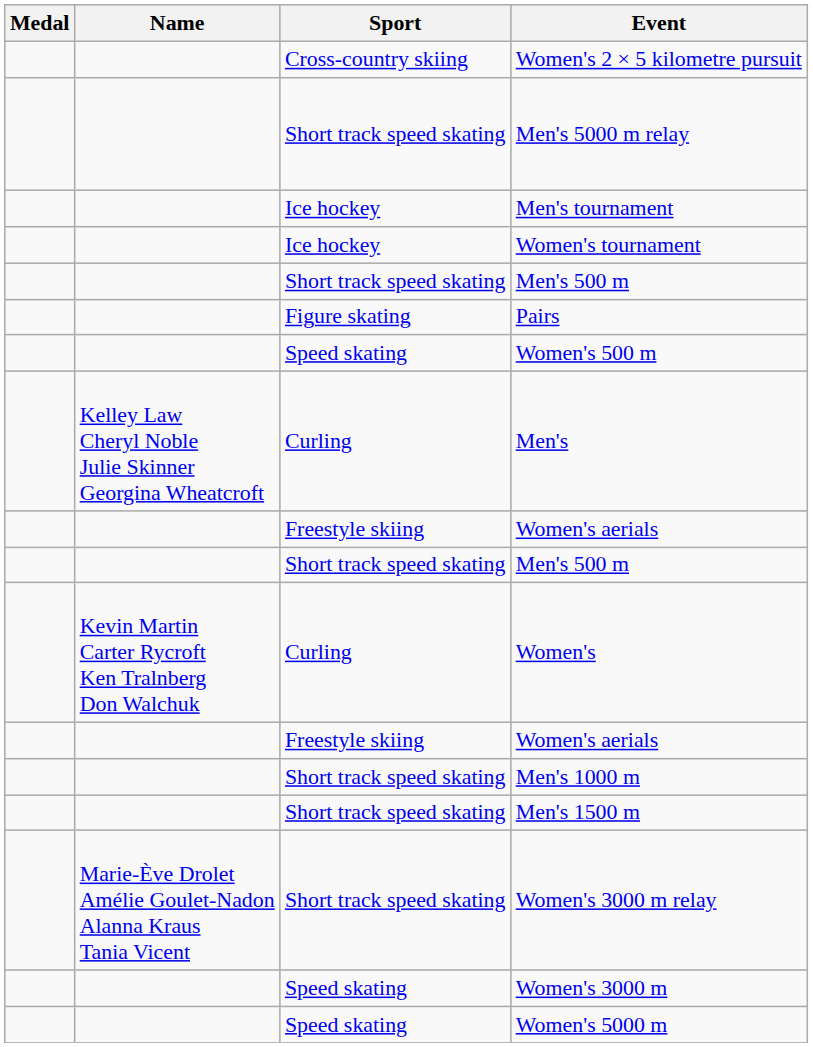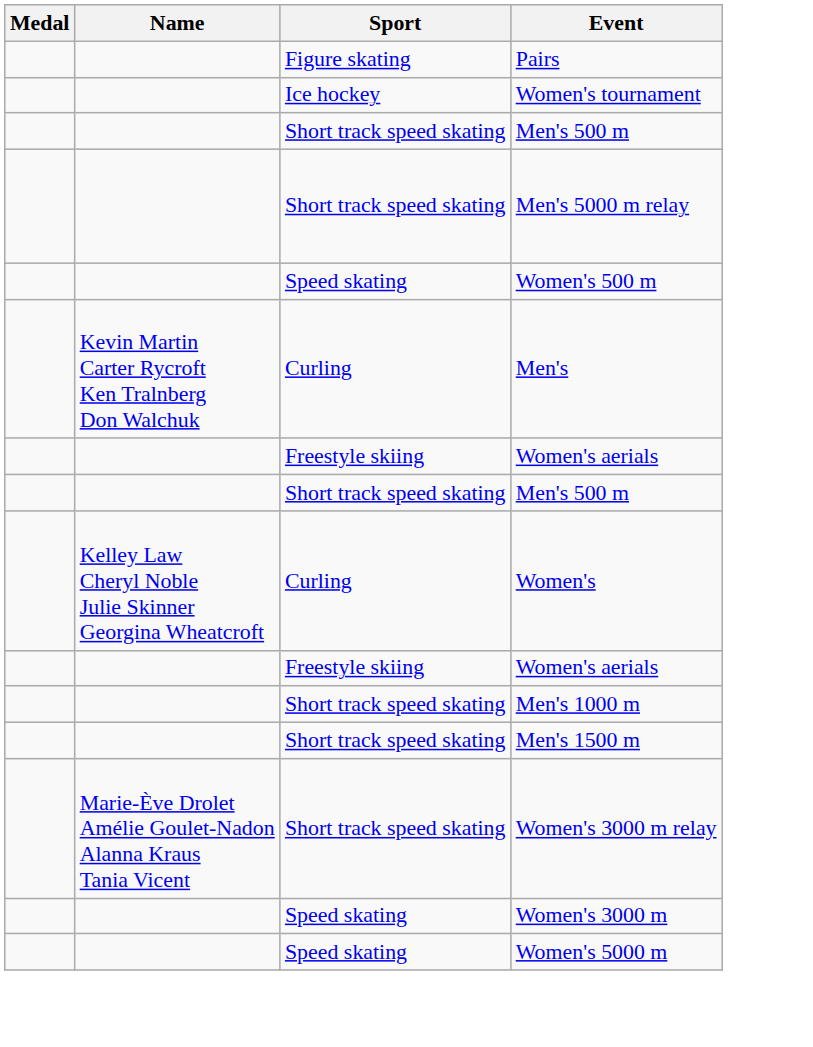- row: (376, 59)
rows swapped: (348, 317) <-> (395, 133)
- row: (333, 208)
(172, 453) Kelley Law Cheryl Noble Julie Skinner Georgina Wheatcroft -> (143, 381) Kevin Martin Carter Rycroft Ken Tralnberg Don Walchuk
(143, 665) Kevin Martin Carter Rycroft Ken Tralnberg Don Walchuk -> (172, 593) Kelley Law Cheryl Noble Julie Skinner Georgina Wheatcroft
